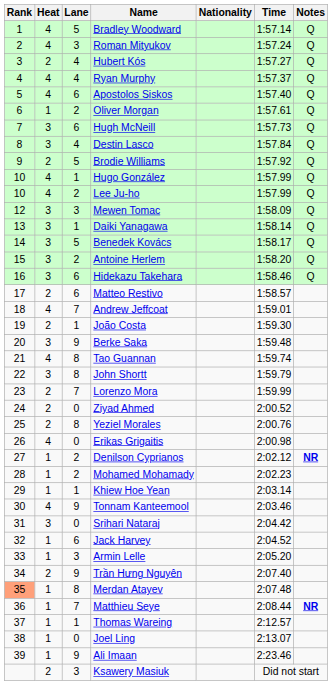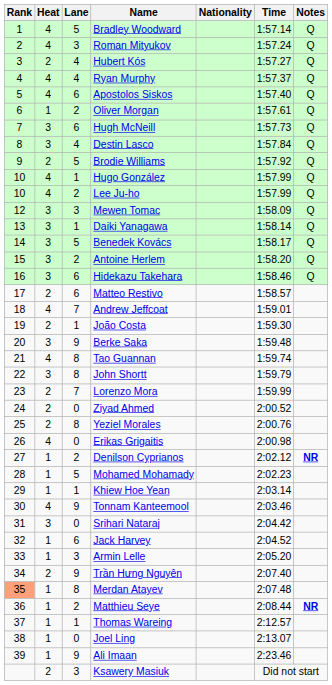(76, 474) 2 -> (76, 474) 5
(76, 606) 7 -> (76, 606) 2
